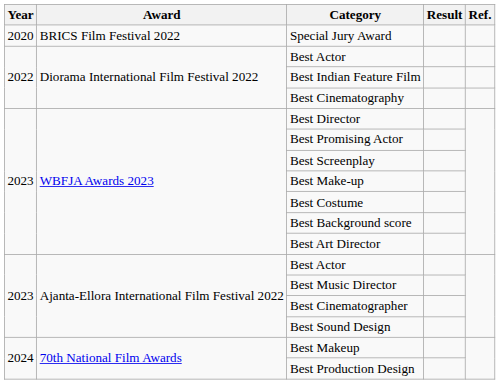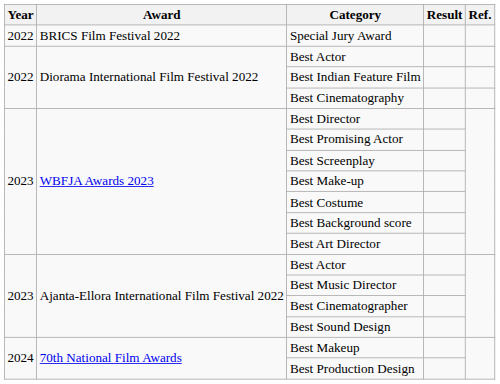(21, 35) 2020 -> (21, 35) 2022
